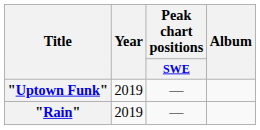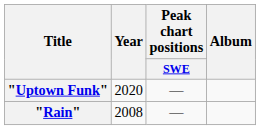(129, 90) 2019 -> (129, 90) 2020
(129, 112) 2019 -> (129, 112) 2008
